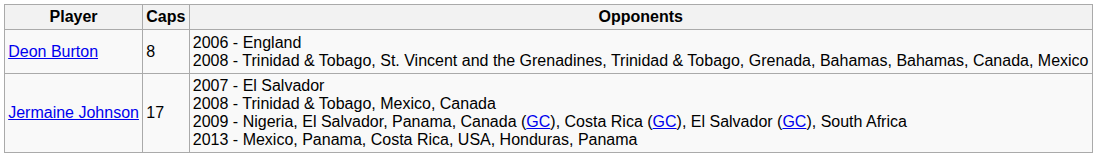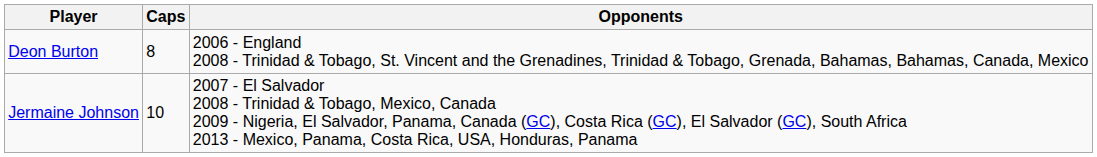(155, 112) 17 -> (155, 112) 10
